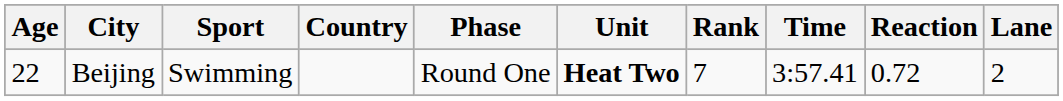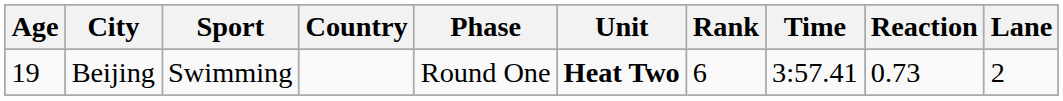(26, 71) 22 -> (26, 71) 19
(700, 71) 7 -> (700, 71) 6
(896, 71) 0.72 -> (896, 71) 0.73
